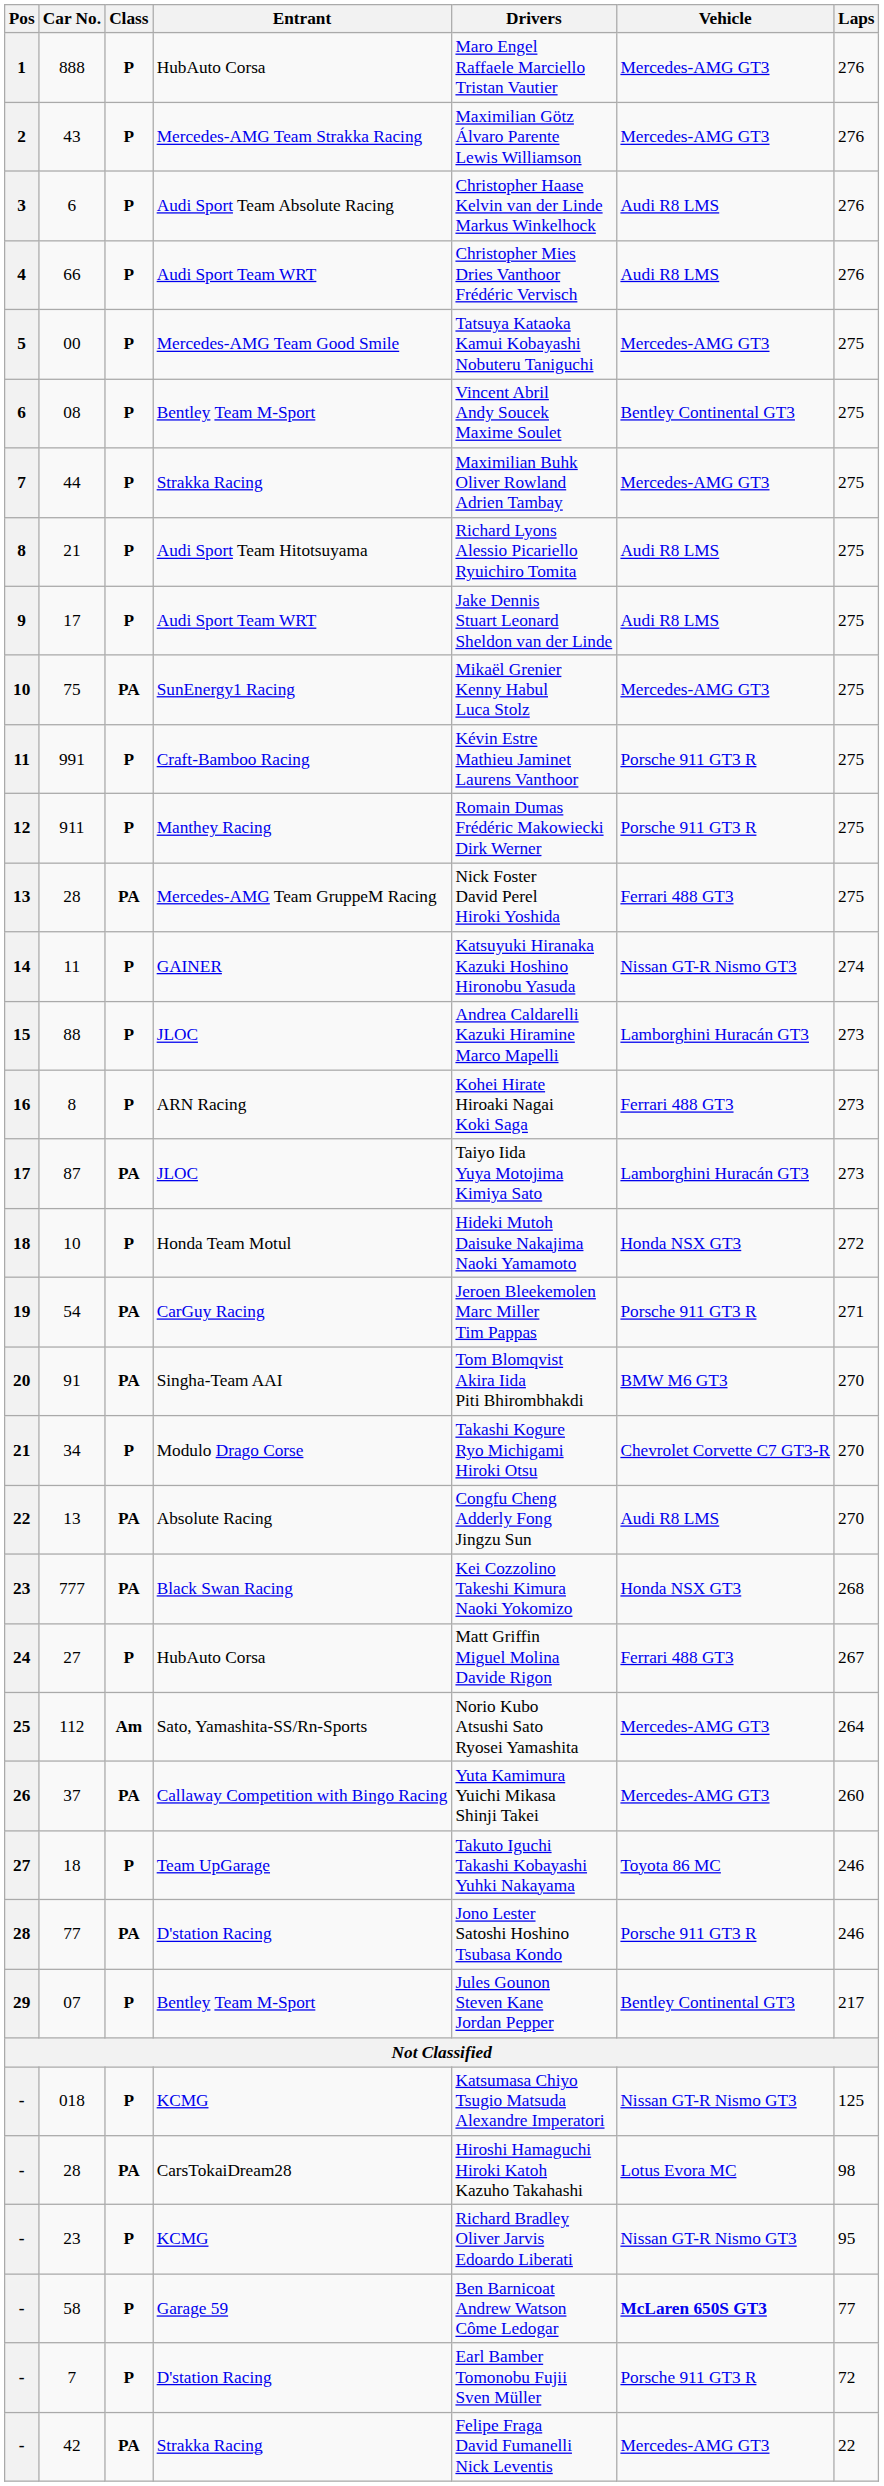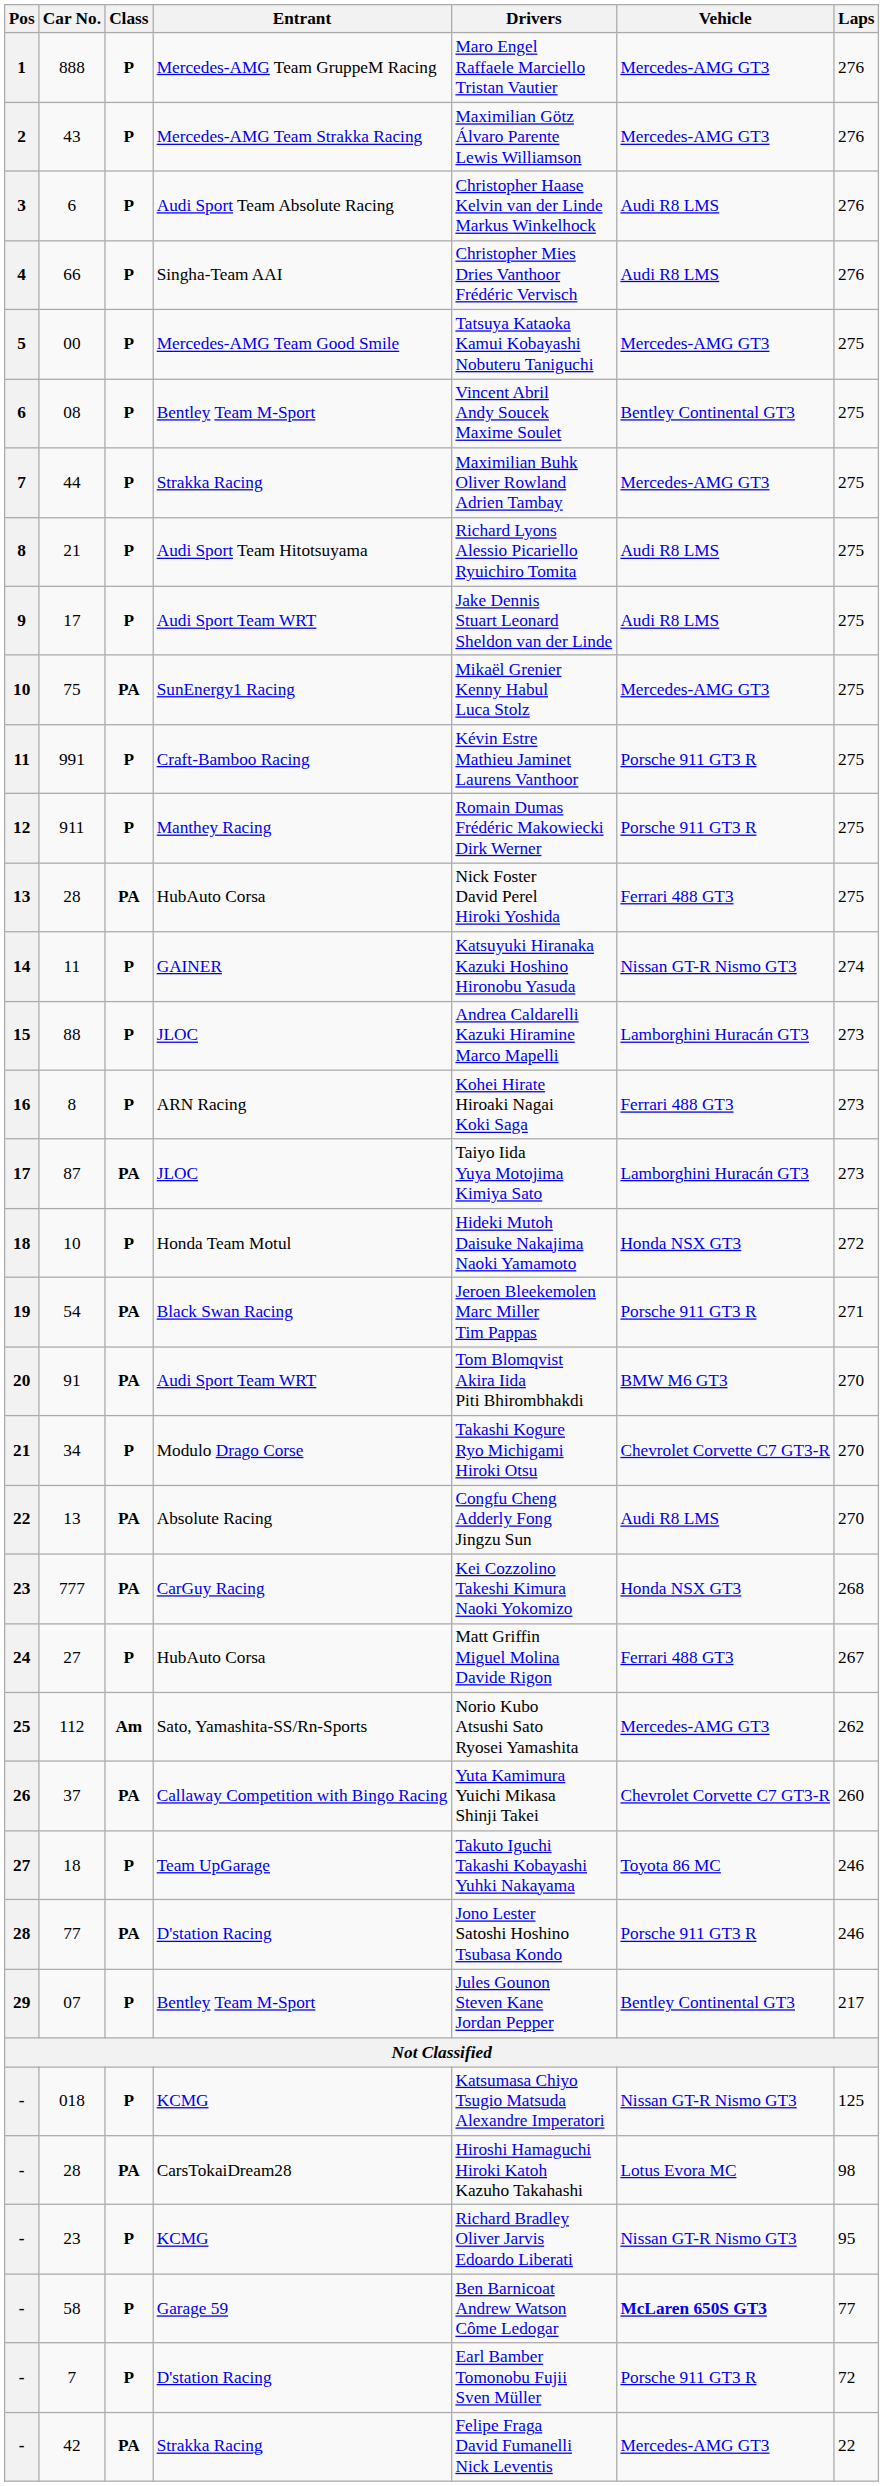(211, 67) HubAuto Corsa -> (297, 67) Mercedes-AMG Team GruppeM Racing
(237, 274) Audi Sport Team WRT -> (220, 274) Singha-Team AAI
(297, 896) Mercedes-AMG Team GruppeM Racing -> (211, 896) HubAuto Corsa
(211, 1311) CarGuy Racing -> (225, 1311) Black Swan Racing
(220, 1380) Singha-Team AAI -> (237, 1380) Audi Sport Team WRT
(225, 1588) Black Swan Racing -> (211, 1588) CarGuy Racing
(851, 1726) 264 -> (851, 1726) 262
(695, 1795) Mercedes-AMG GT3 -> (725, 1795) Chevrolet Corvette C7 GT3-R
